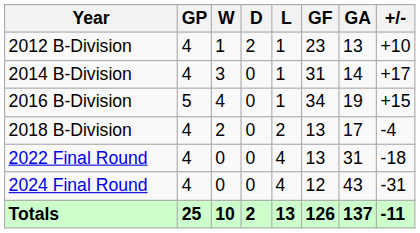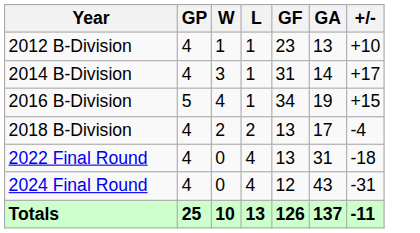- column: (256, 18)
